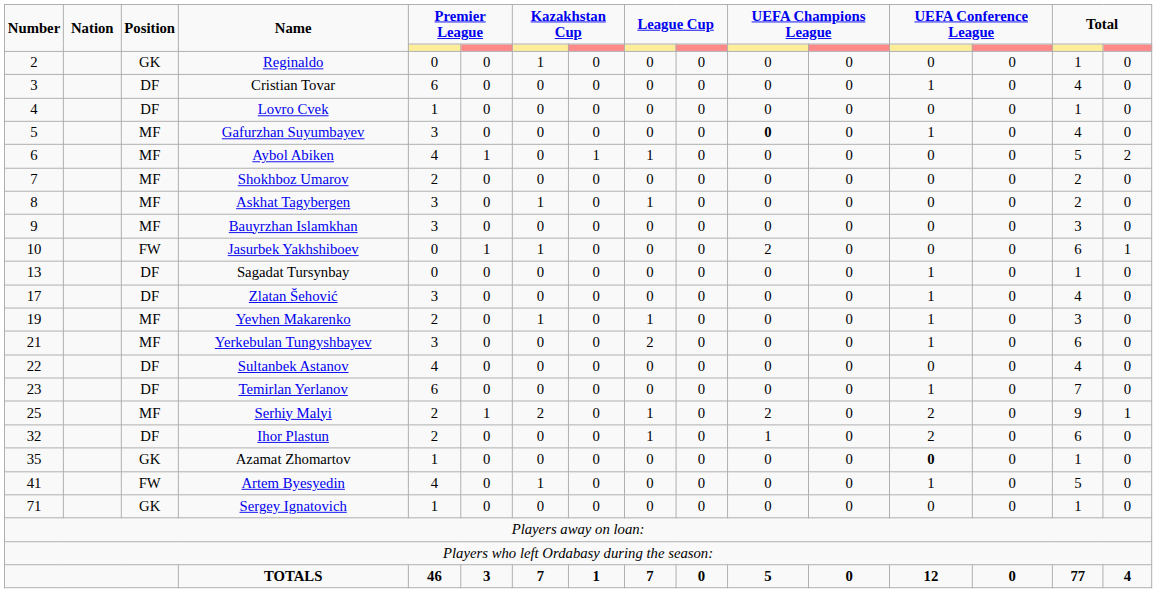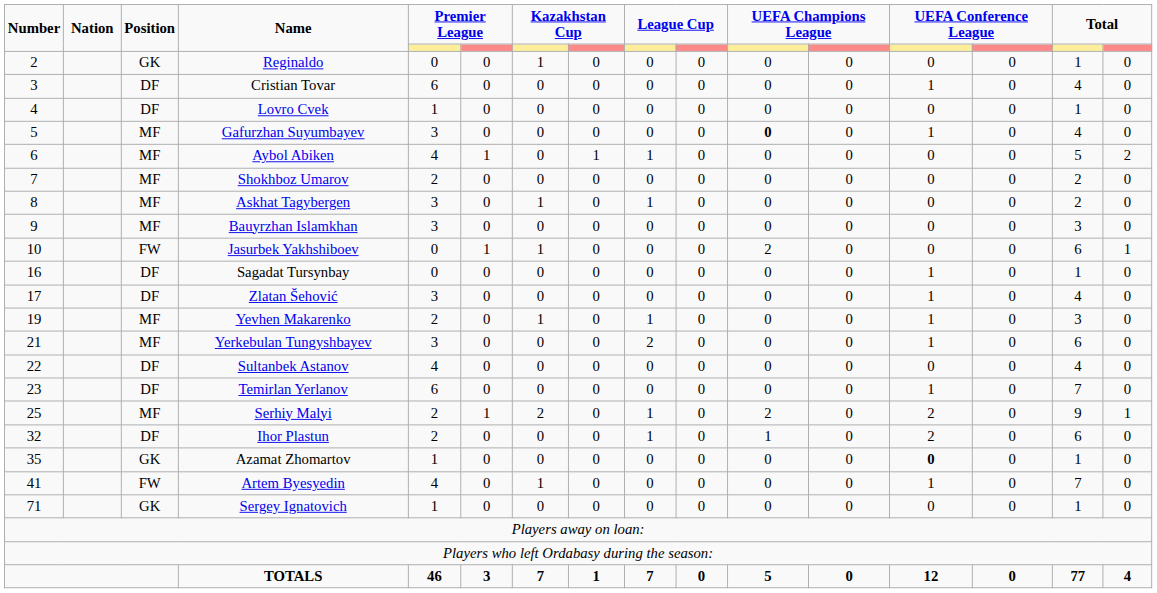(34, 272) 13 -> (34, 272) 16
(1078, 483) 5 -> (1078, 483) 7
